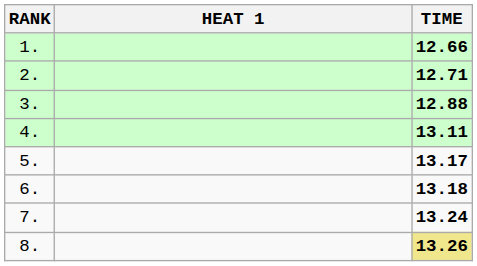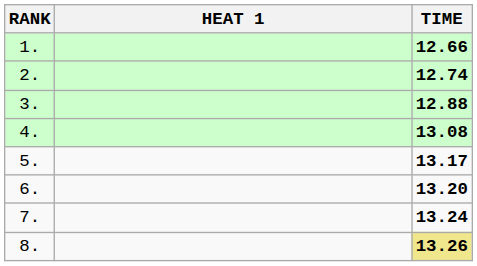(442, 76) 12.71 -> (442, 76) 12.74
(442, 132) 13.11 -> (442, 132) 13.08
(442, 189) 13.18 -> (442, 189) 13.20
